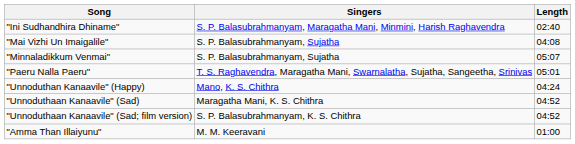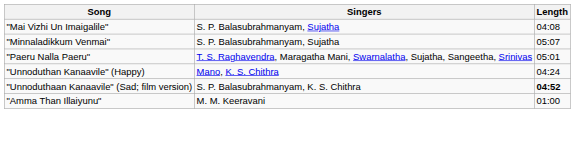- row: (63, 27)
- row: (73, 101)
(548, 116) normal -> (549, 87) bold
